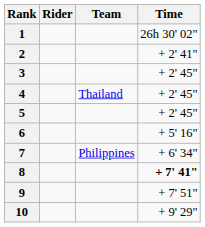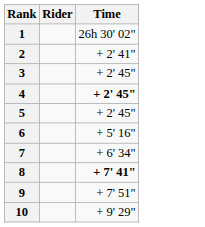- column: (107, 14)
(178, 93) normal -> (114, 93) bold
